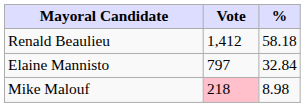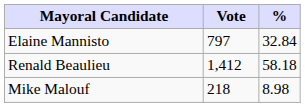rows swapped: (59, 41) <-> (59, 65)
(219, 89) pink background -> (219, 89) no background
